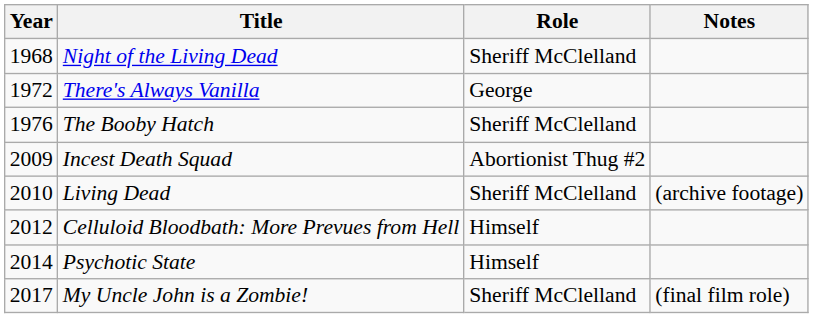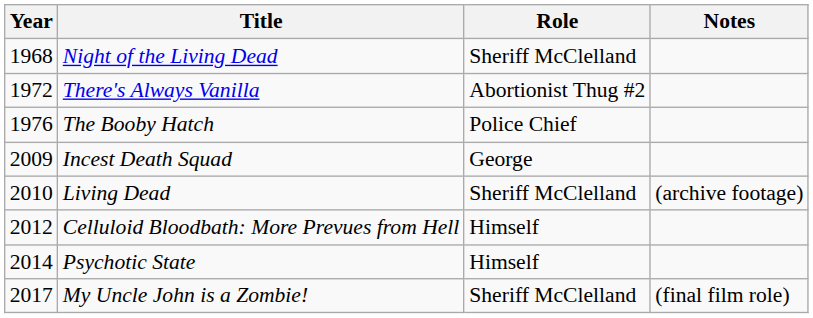(501, 90) George -> (557, 90) Abortionist Thug #2
(553, 124) Sheriff McClelland -> (523, 124) Police Chief
(557, 158) Abortionist Thug #2 -> (501, 158) George
